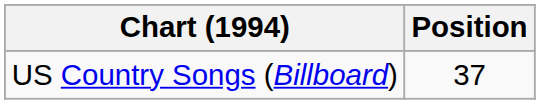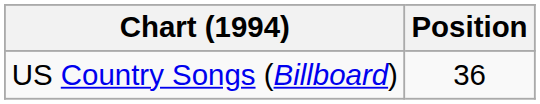(470, 74) 37 -> (470, 74) 36
